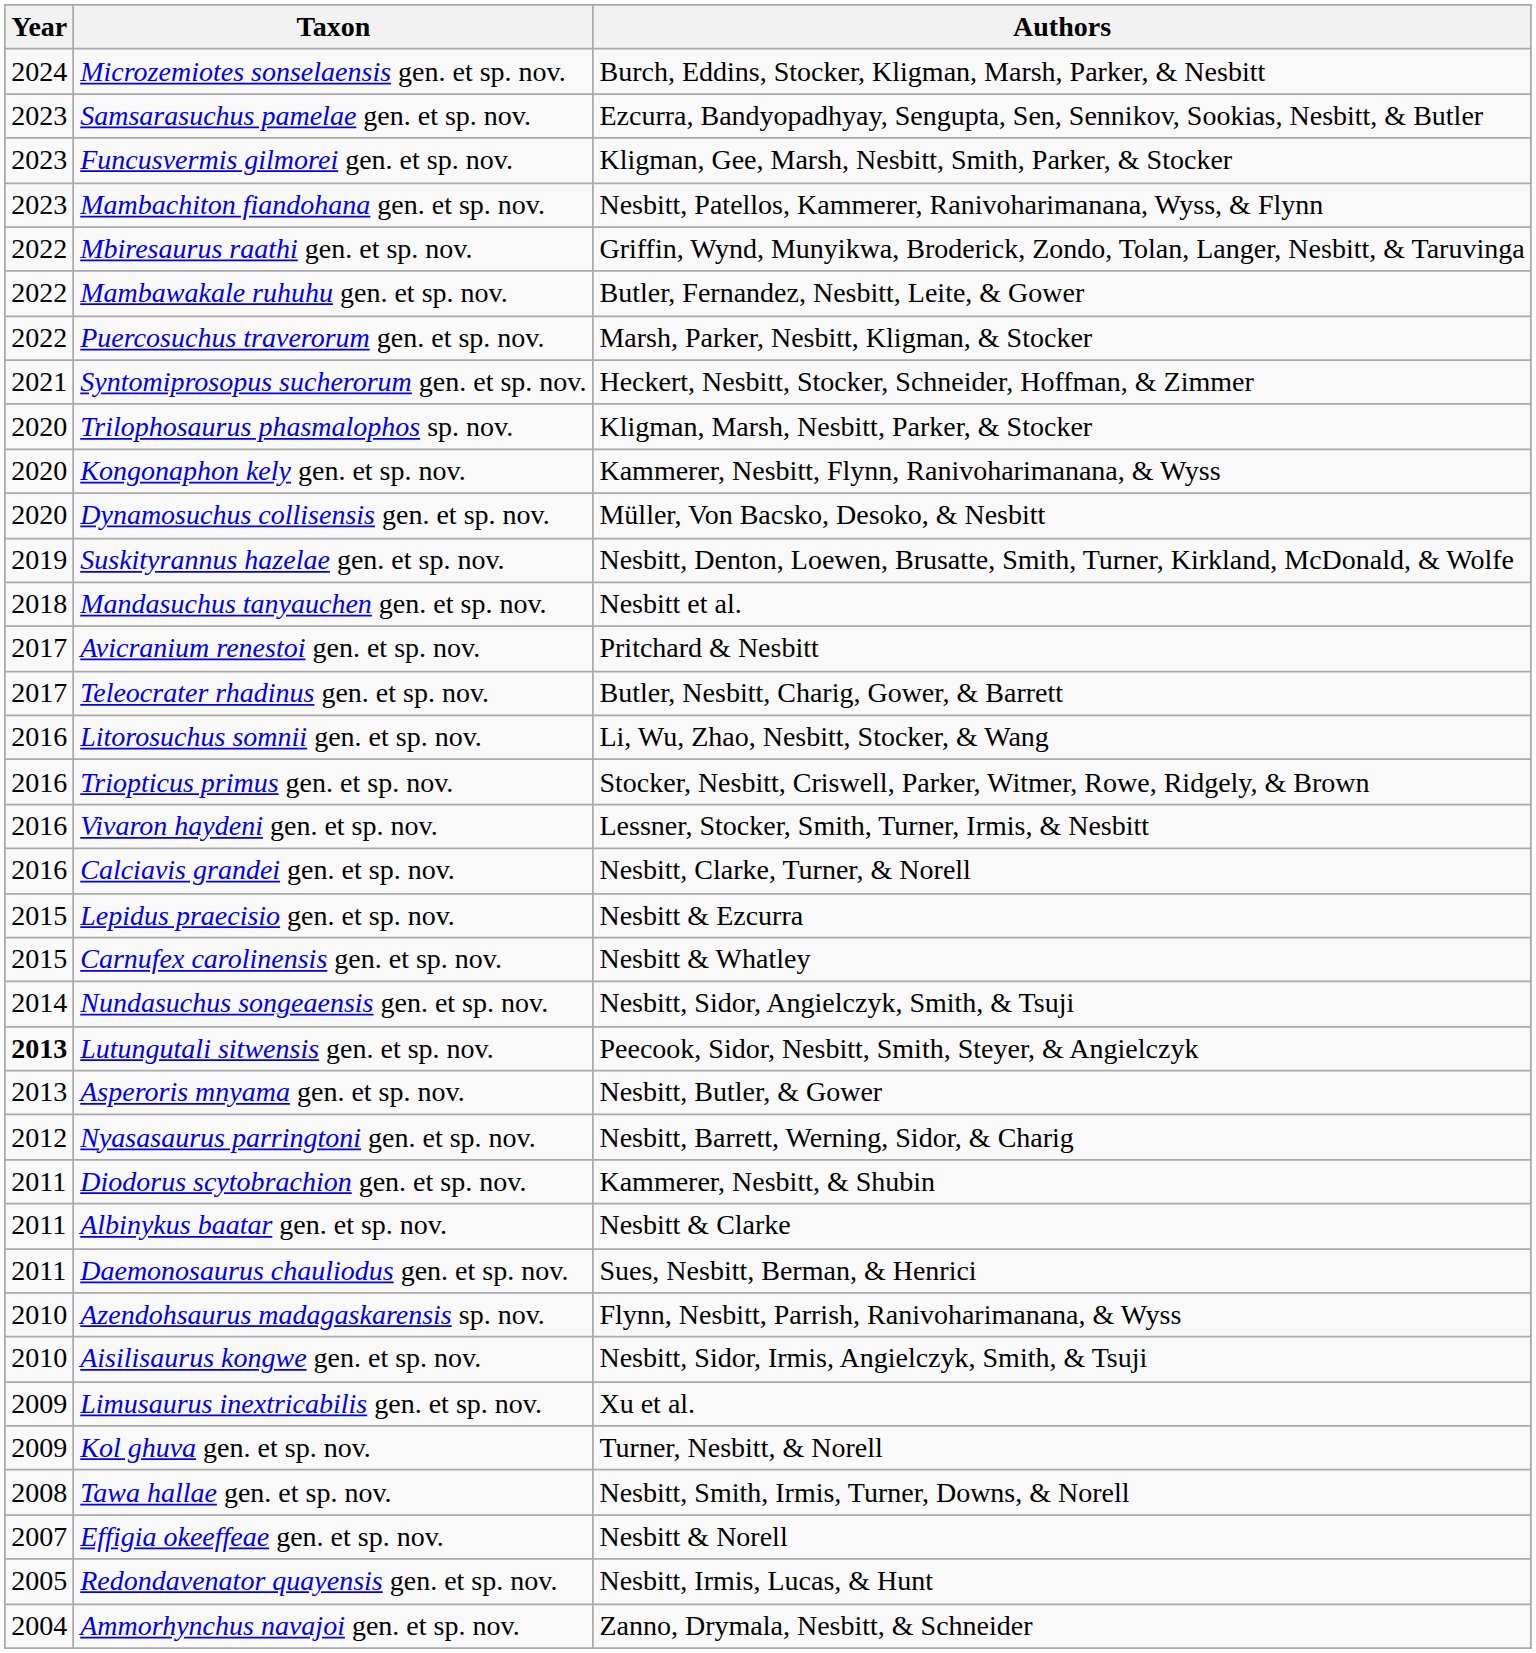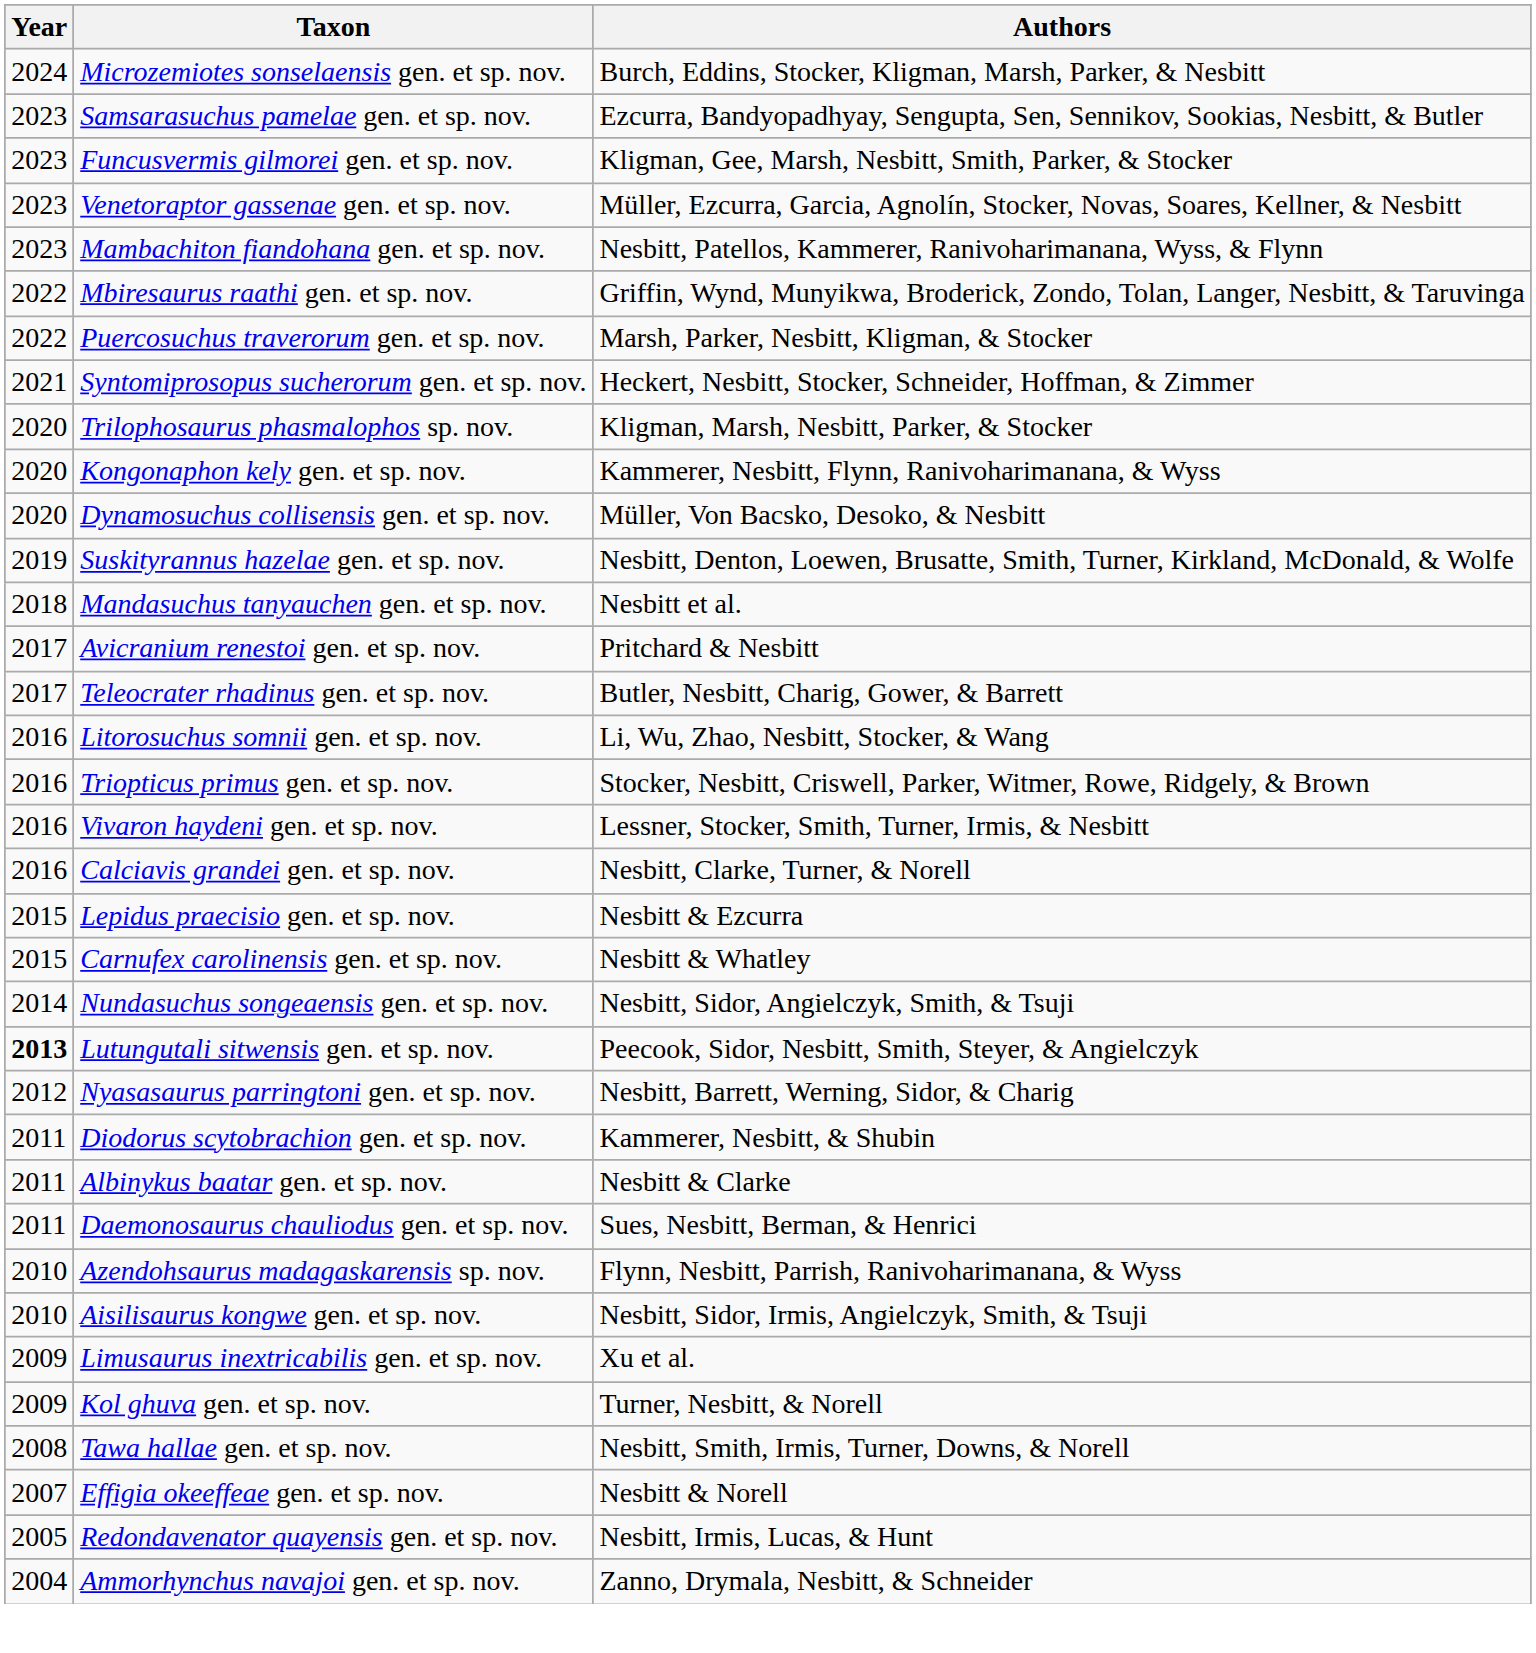+ row: (296, 204)
- row: (294, 293)
- row: (272, 1092)
